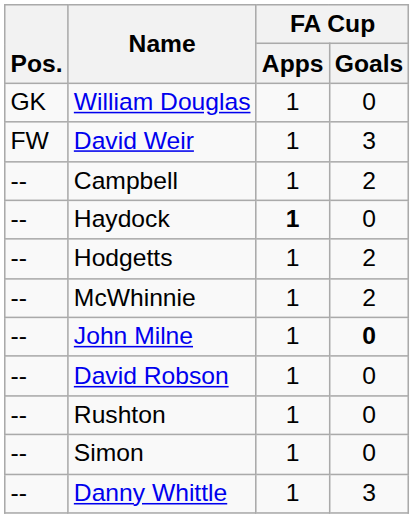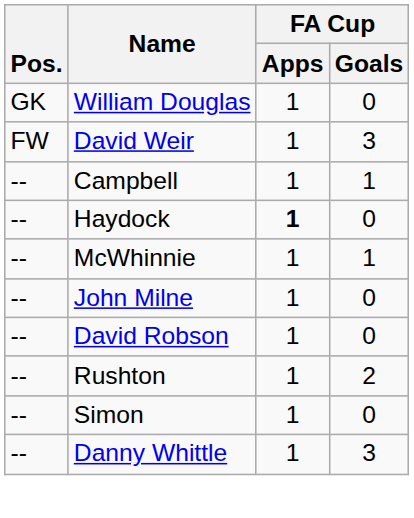(369, 180) 2 -> (369, 180) 1
- row: (123, 258)
(369, 297) 2 -> (369, 258) 1
(369, 336) bold -> (369, 297) normal
(369, 414) 0 -> (369, 375) 2
